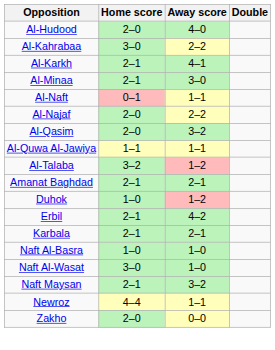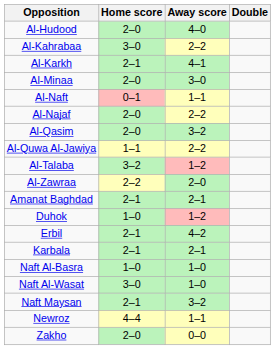(132, 81) 2–1 -> (132, 81) 2–0
(197, 149) 1–1 -> (197, 149) 2–2
+ row: (51, 183)
